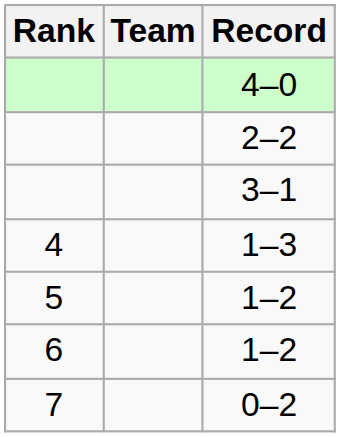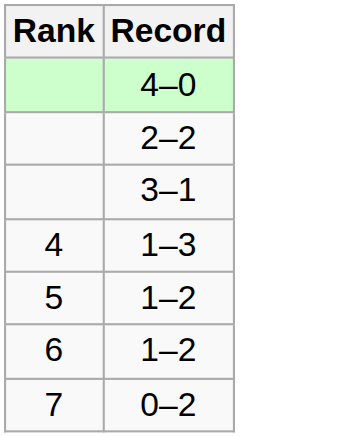- column: (153, 31)
